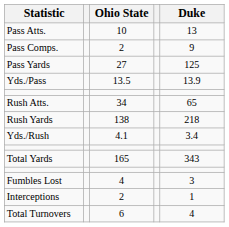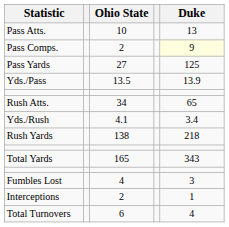(192, 48) no background -> (192, 48) lightyellow background
rows swapped: (30, 120) <-> (28, 136)
